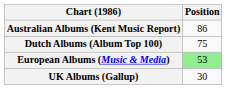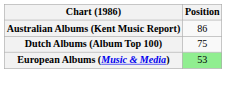- row: (93, 76)
